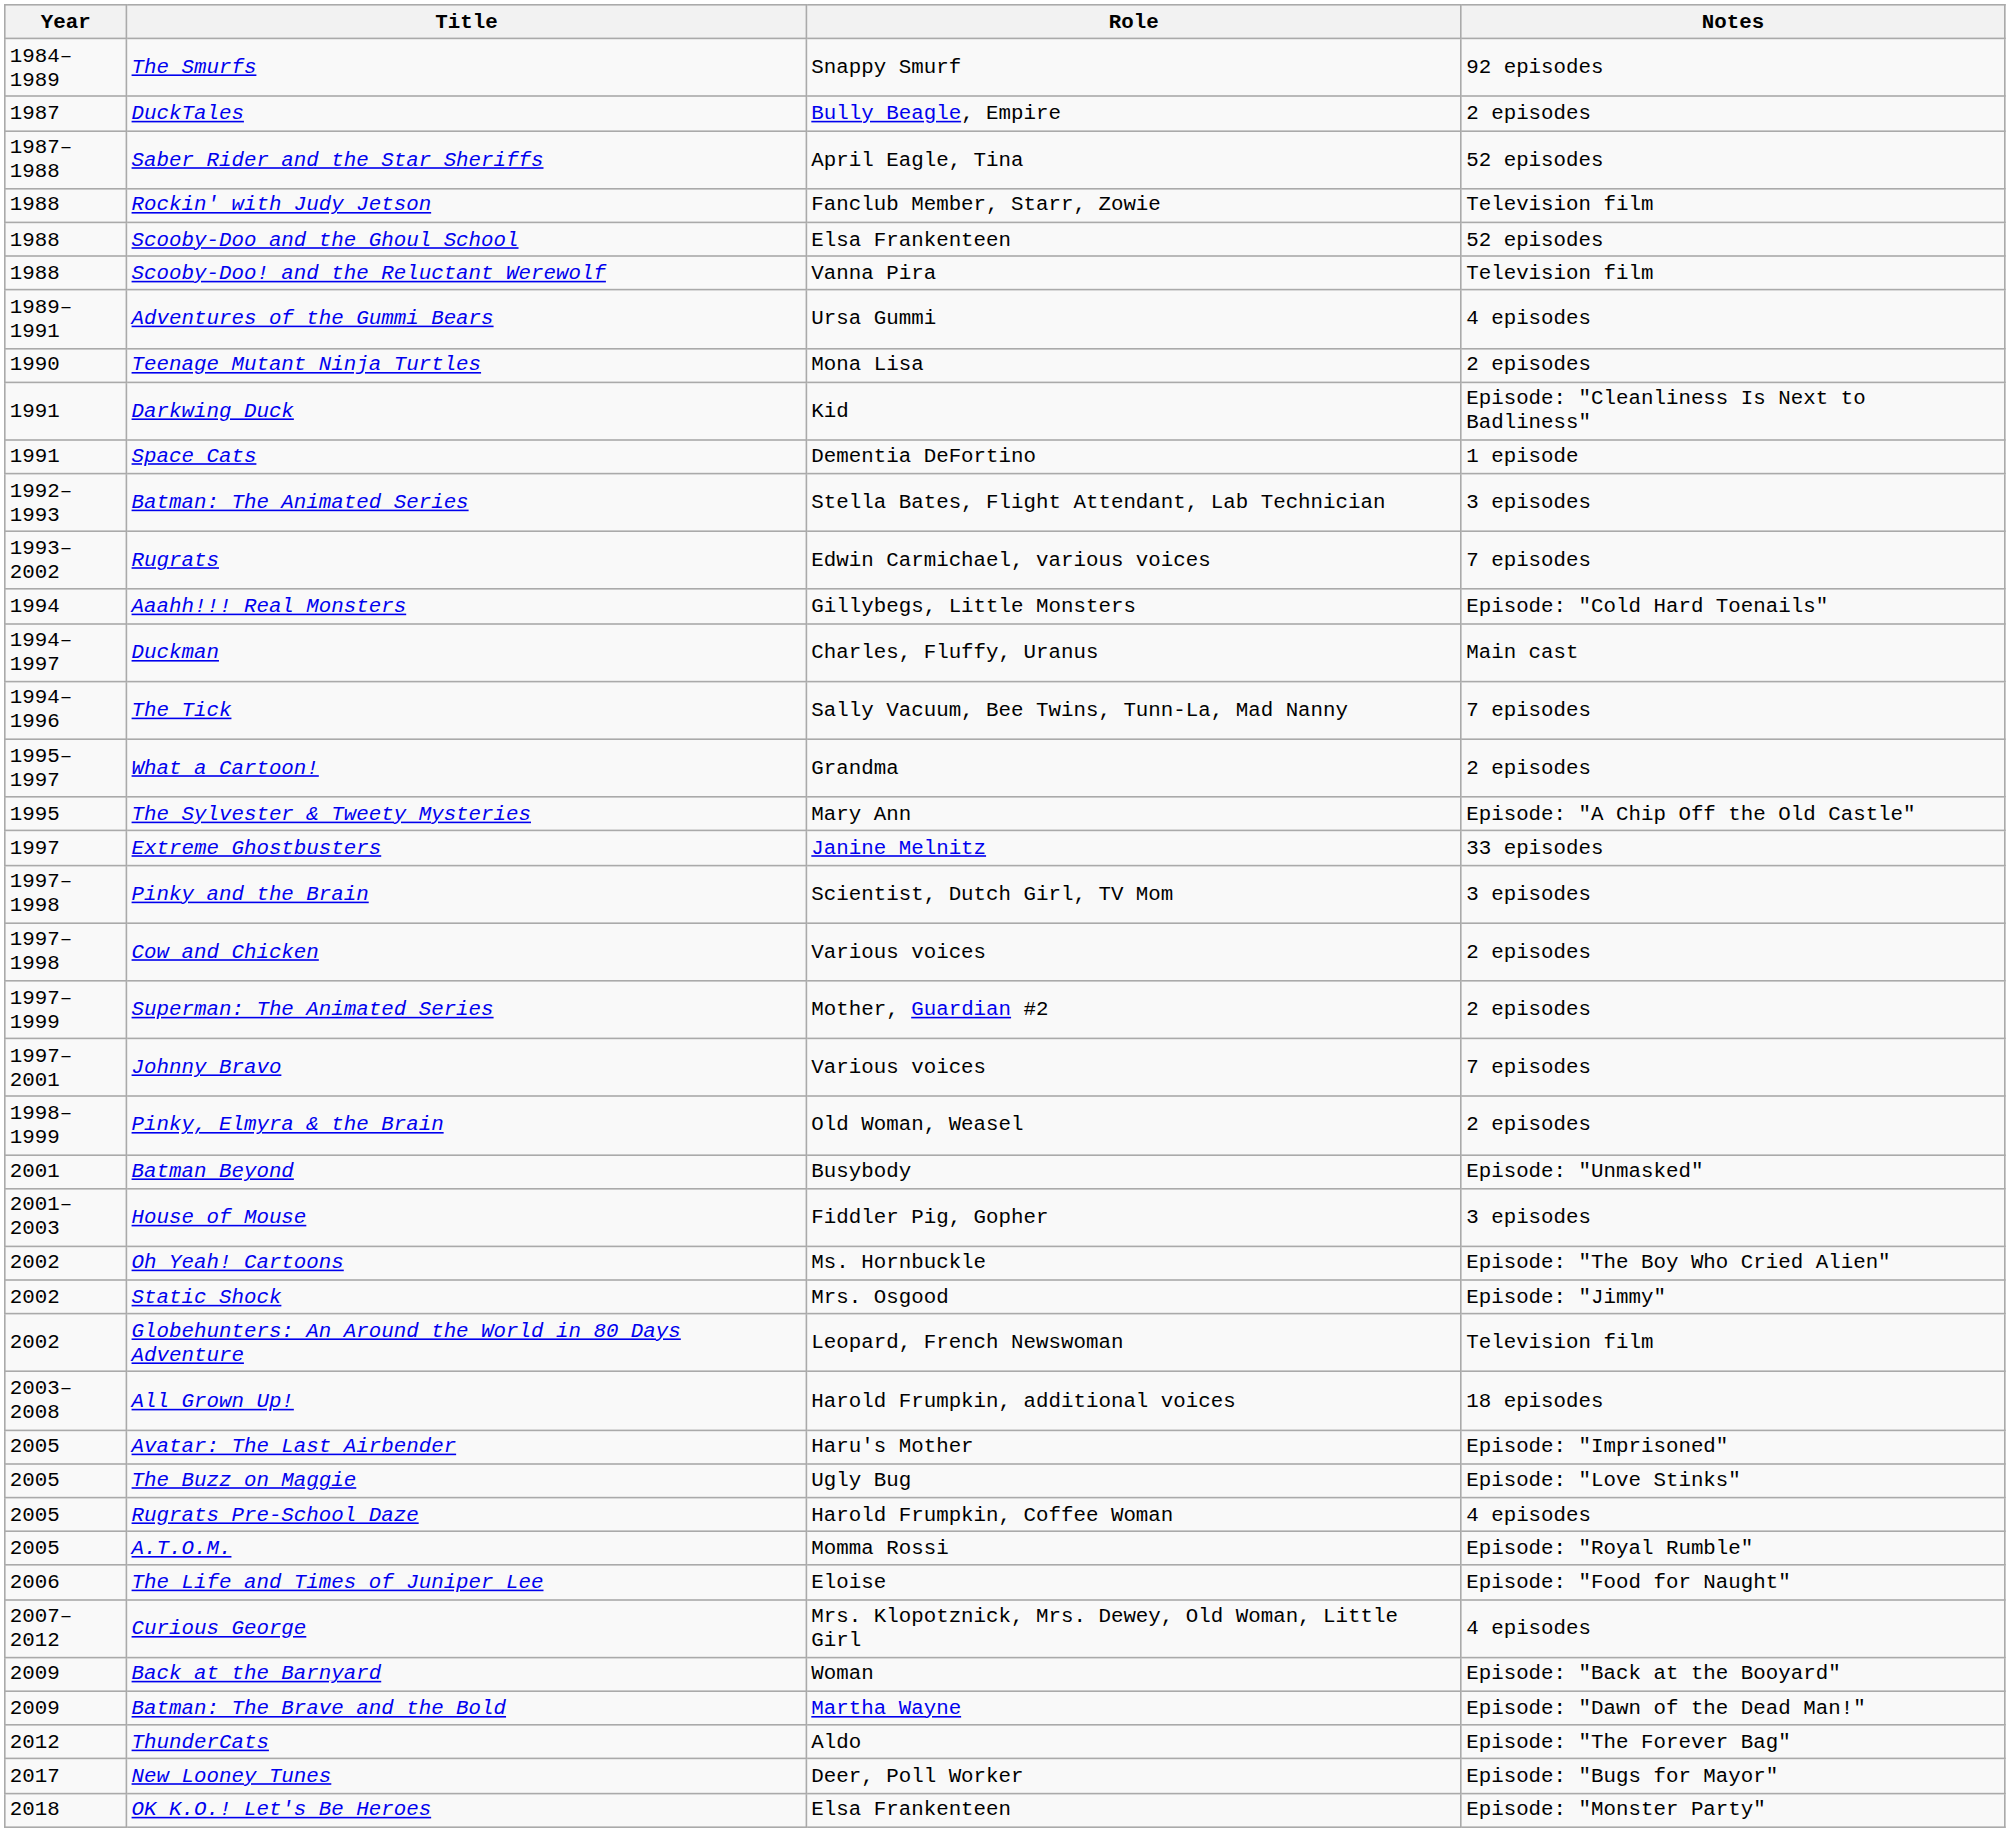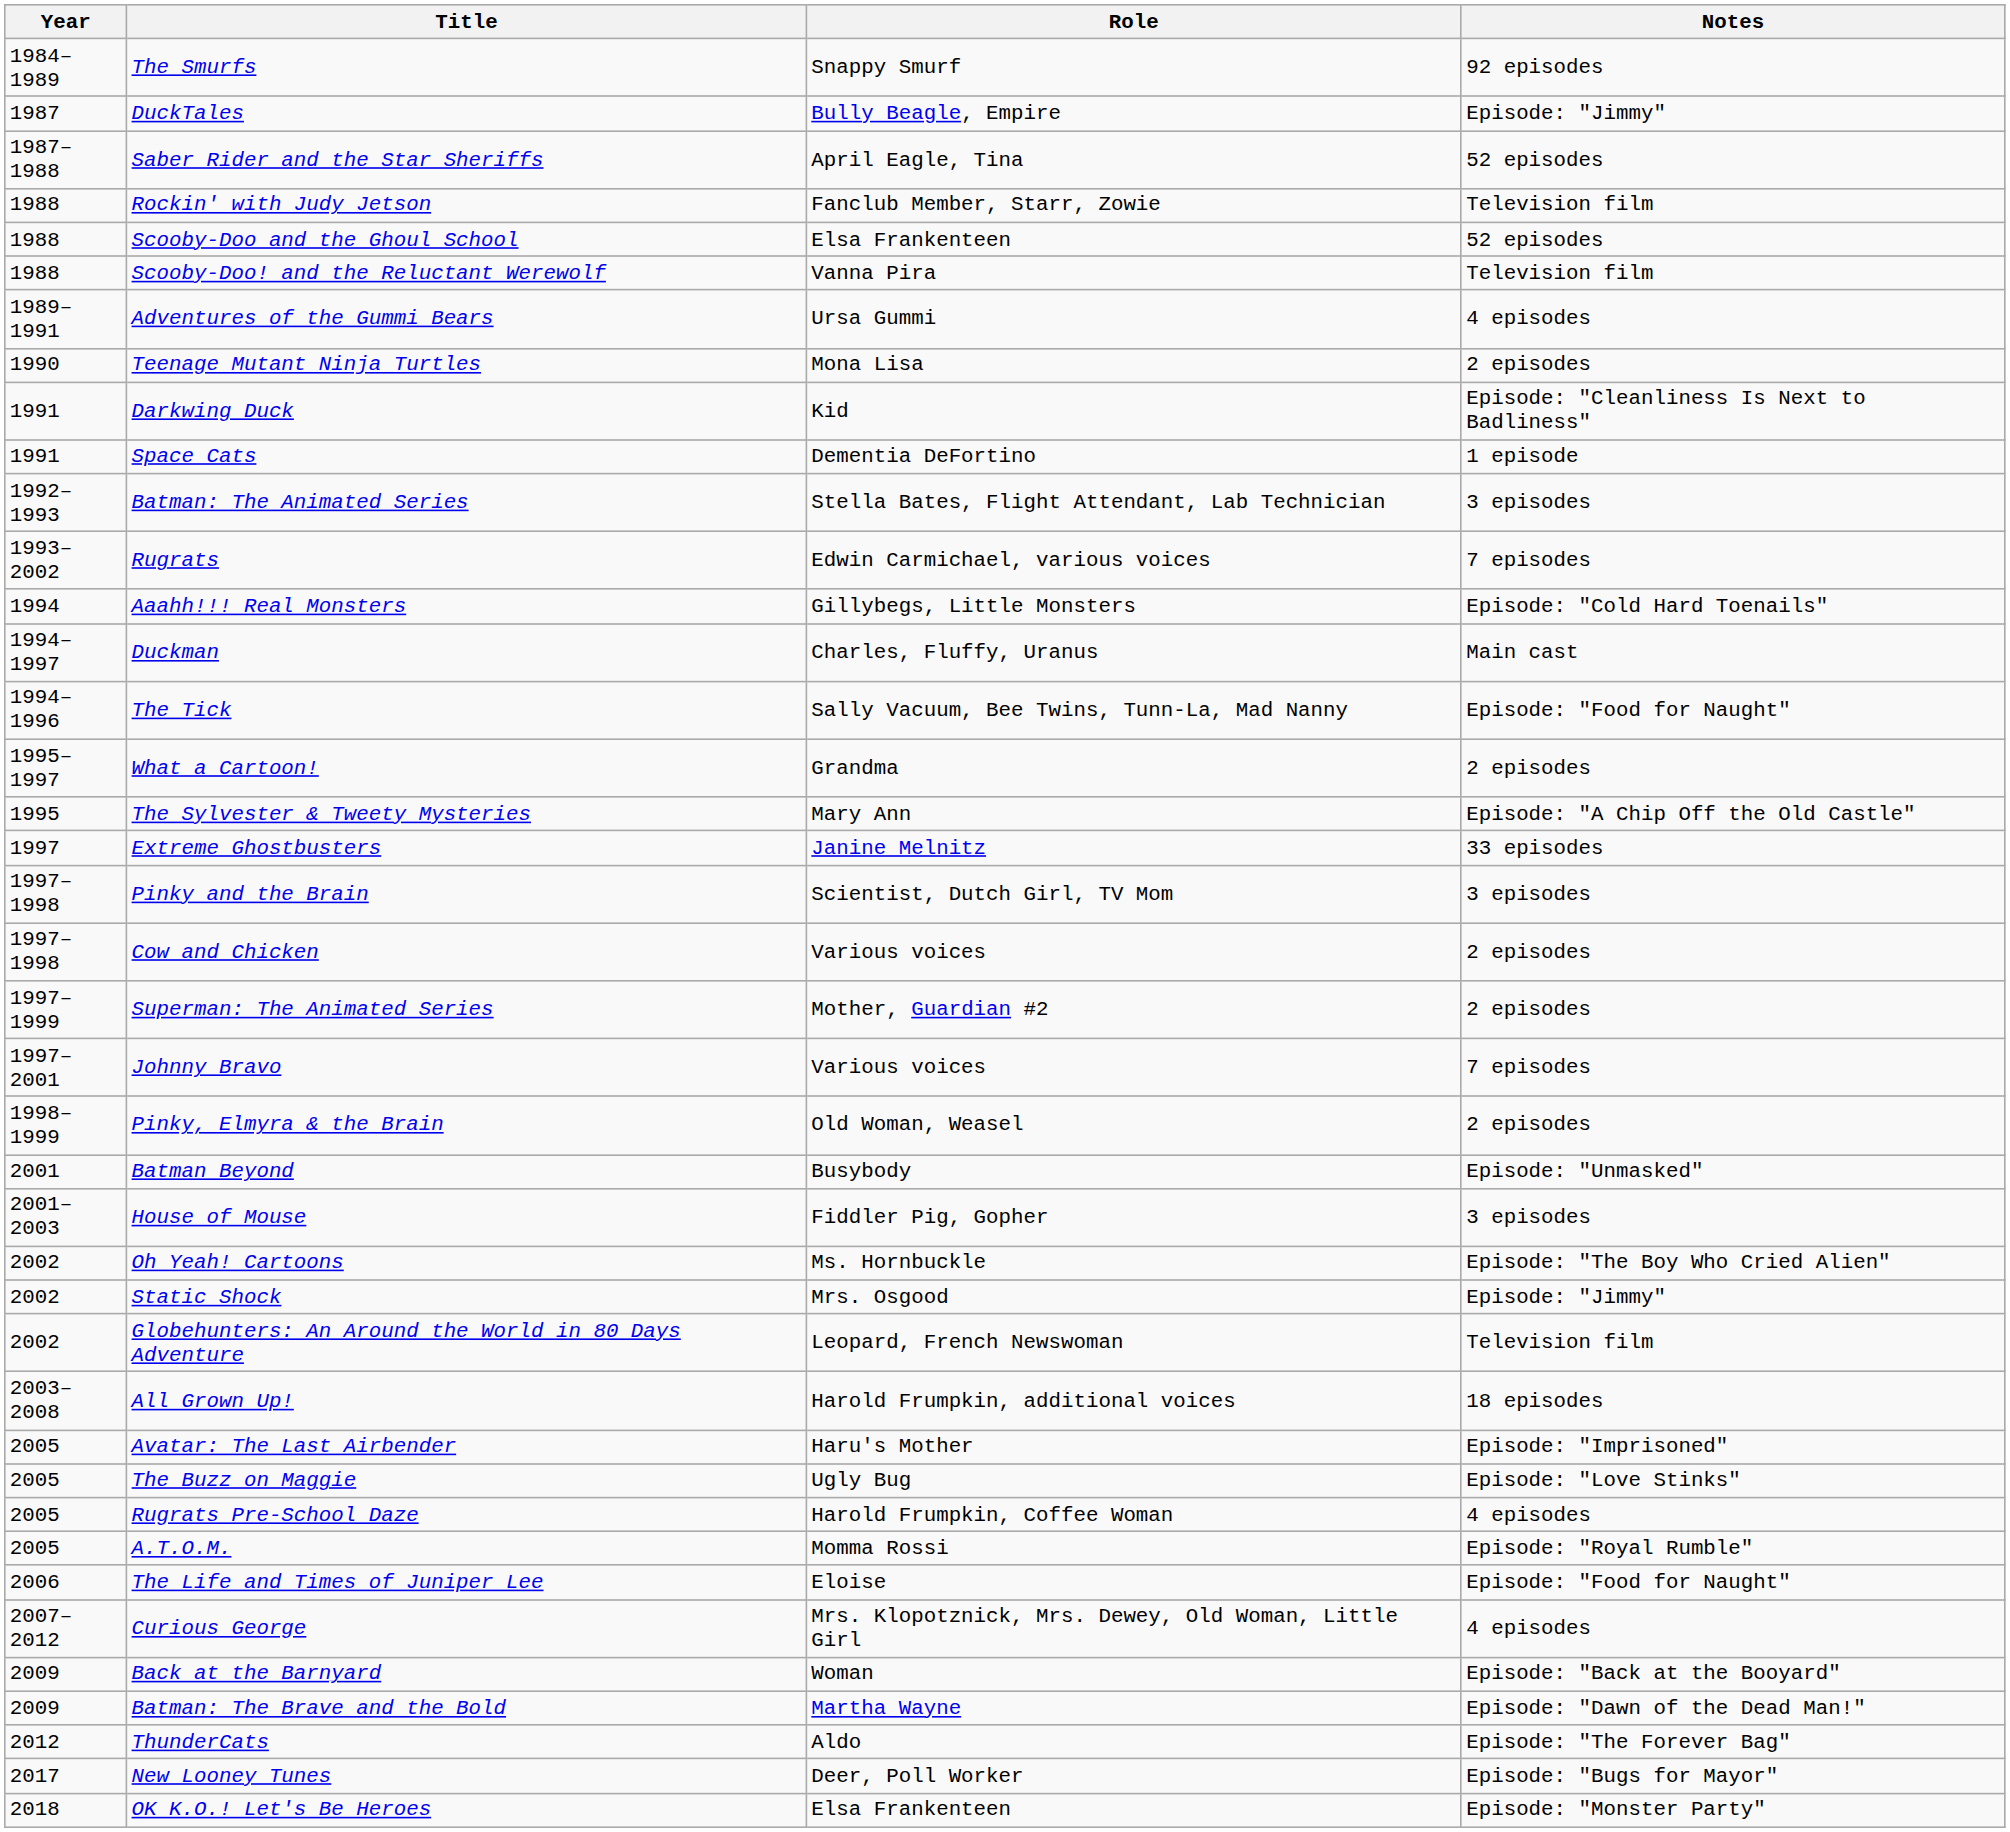(1529, 114) 2 episodes -> (1566, 114) Episode: "Jimmy"
(1529, 710) 7 episodes -> (1628, 710) Episode: "Food for Naught"
